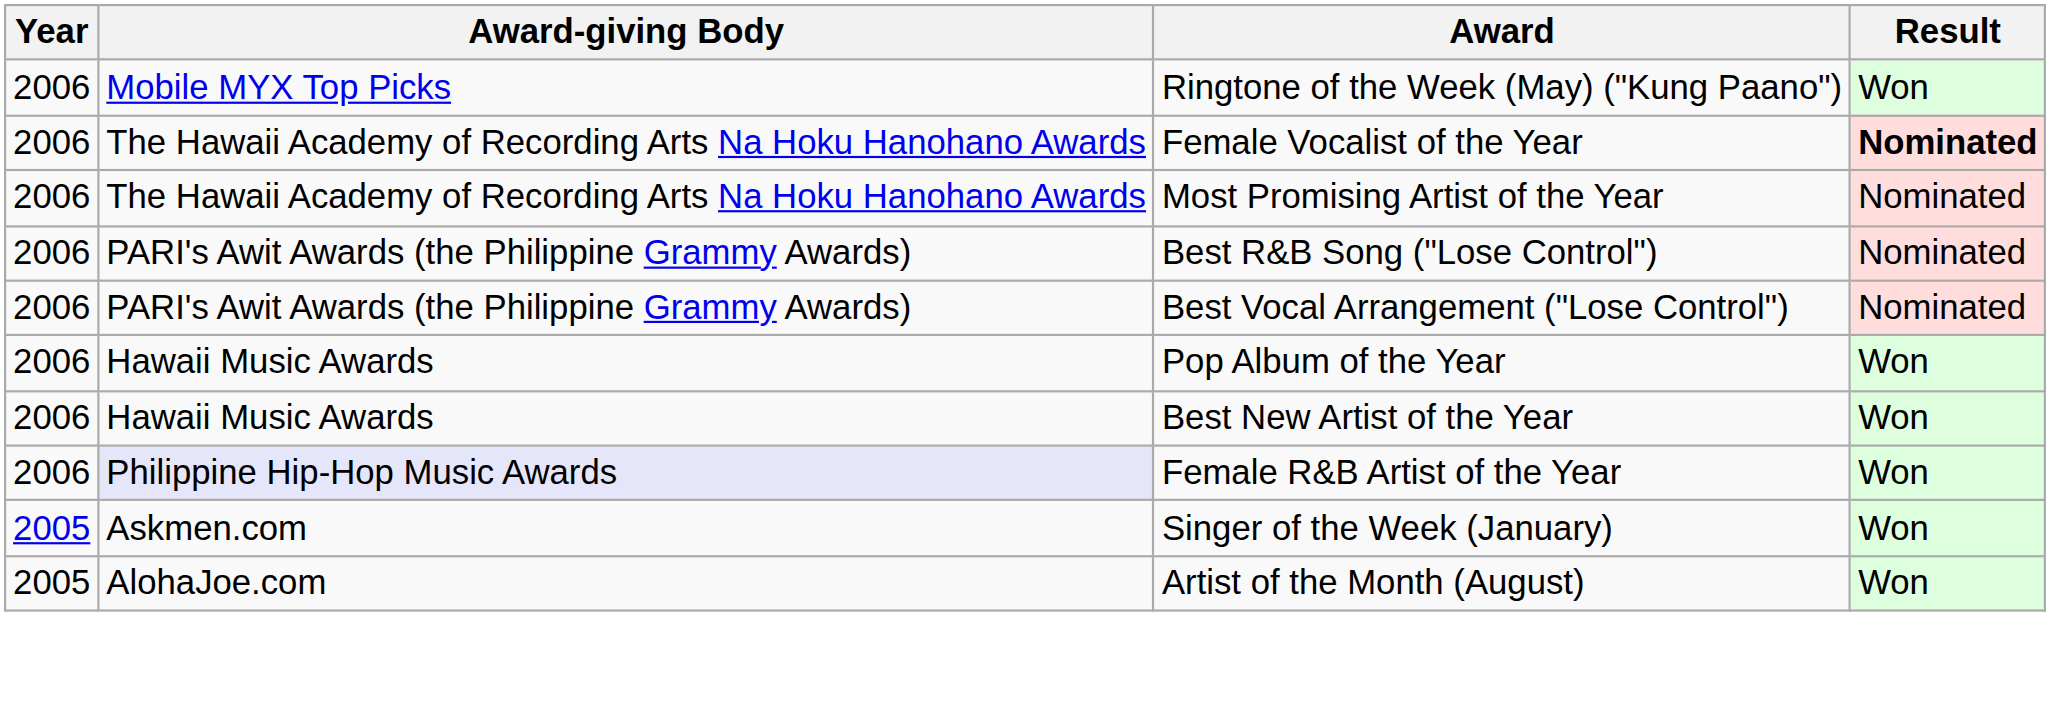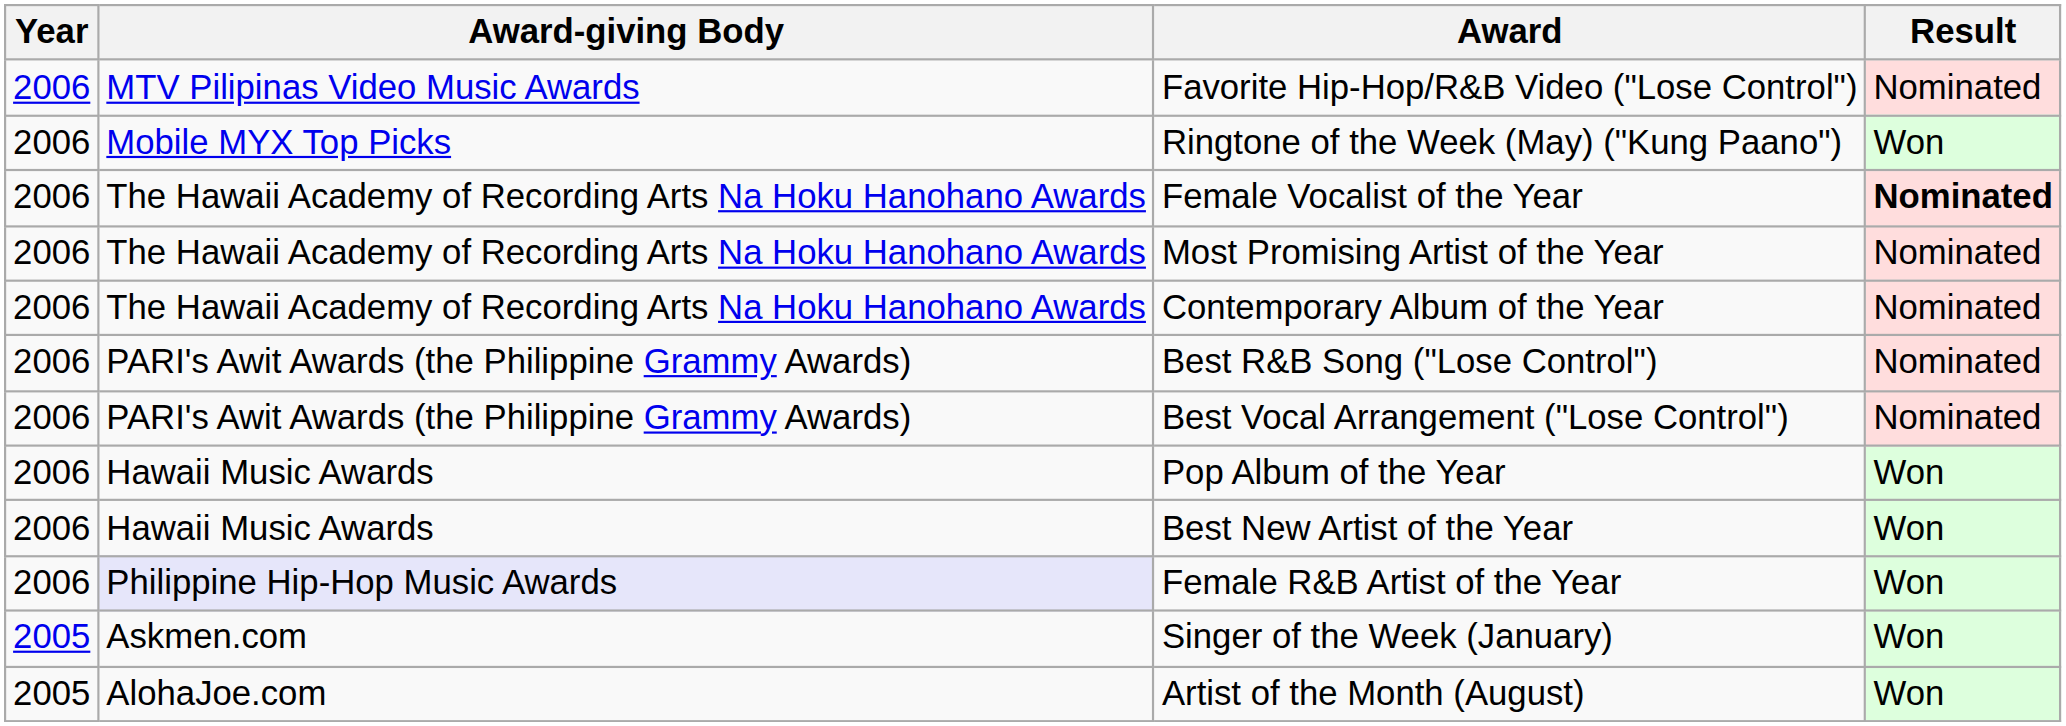+ row: (1510, 87)
+ row: (1413, 307)
